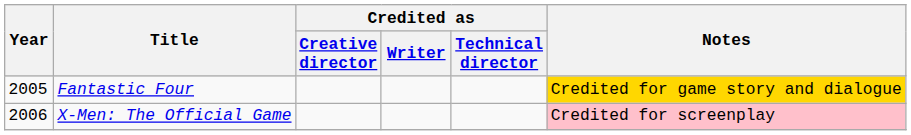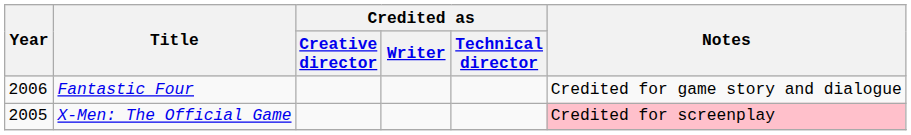(28, 90) 2005 -> (28, 90) 2006
(726, 90) gold background -> (726, 90) no background
(28, 116) 2006 -> (28, 116) 2005
